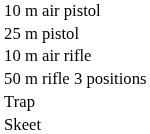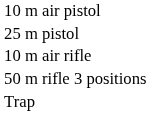- row: (23, 124)
